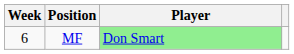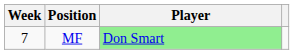(25, 37) 6 -> (25, 37) 7
